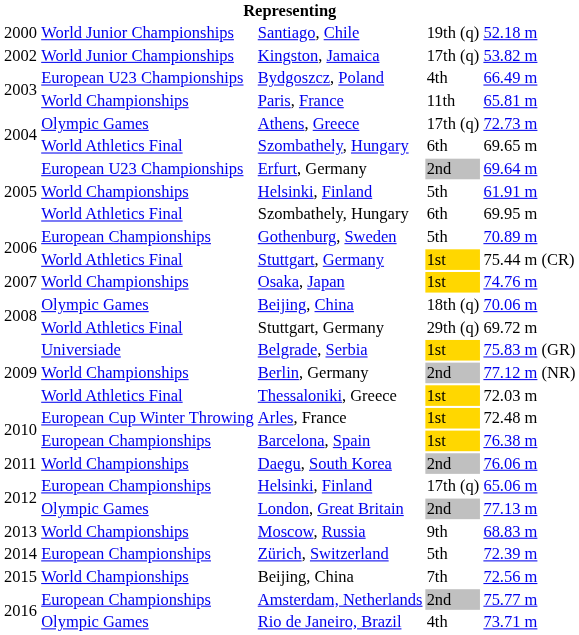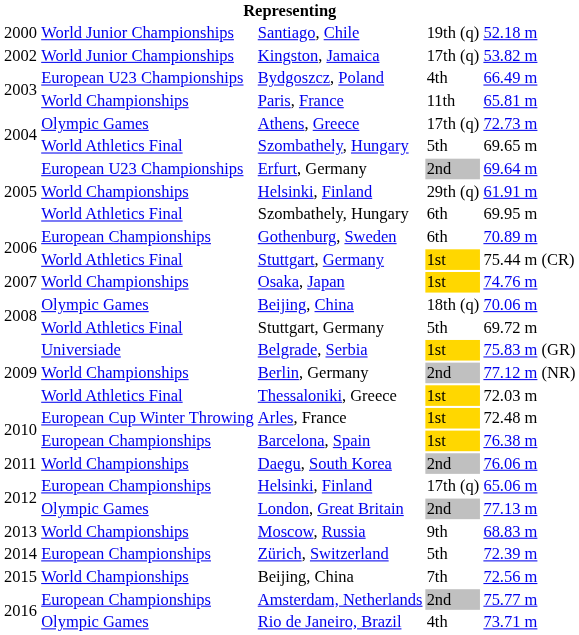(437, 146) 6th -> (437, 146) 5th
(437, 191) 5th -> (453, 191) 29th (q)
(437, 236) 5th -> (437, 236) 6th
(453, 327) 29th (q) -> (437, 327) 5th
